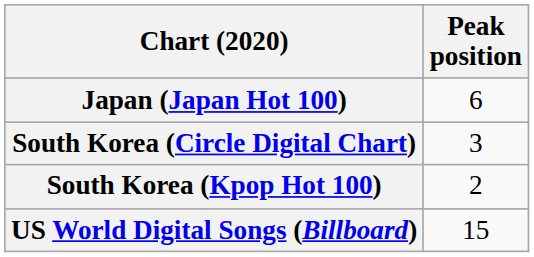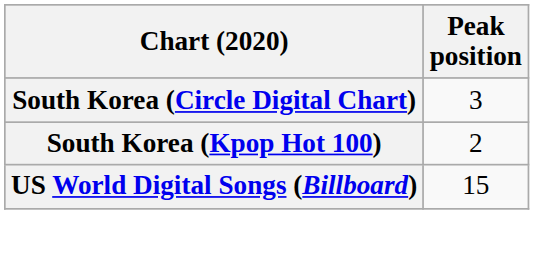- row: (214, 99)
